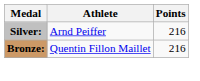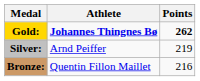+ row: (26, 31)
(177, 31) 216 -> (184, 48) 219
